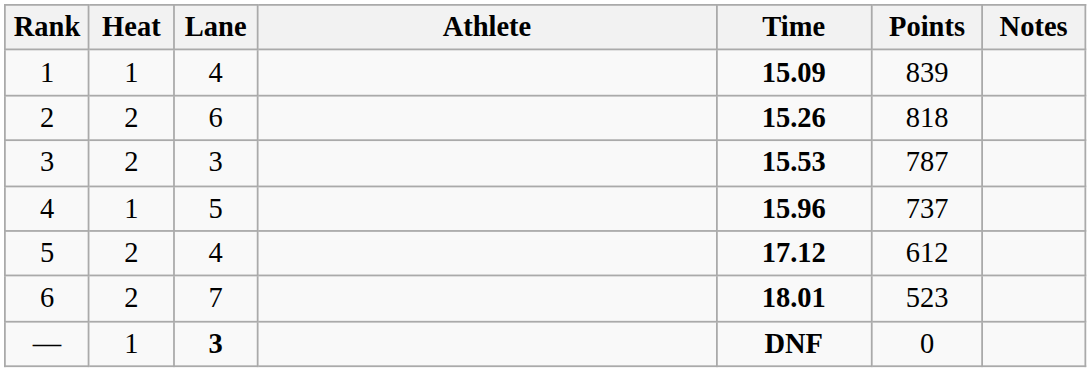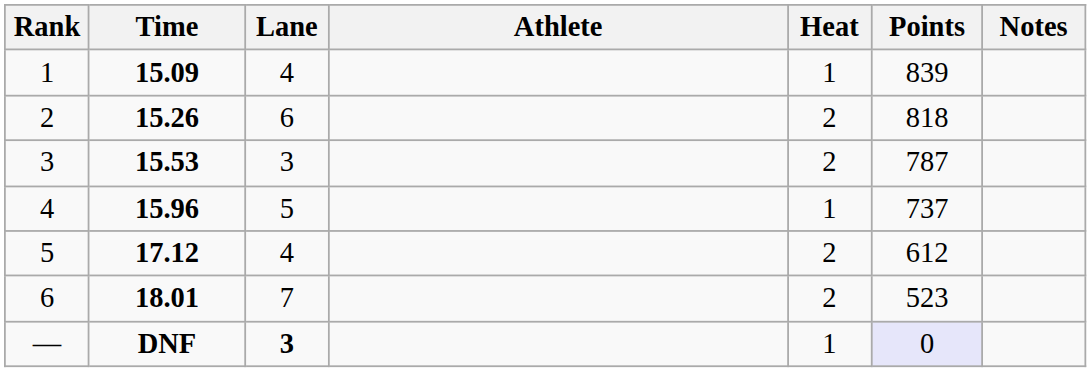columns swapped: (131, 27) <-> (794, 27)
(927, 343) no background -> (927, 343) lavender background
